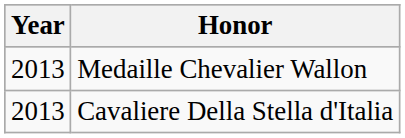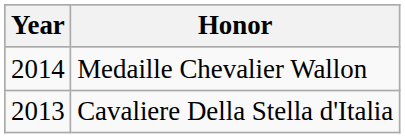(38, 68) 2013 -> (38, 68) 2014
